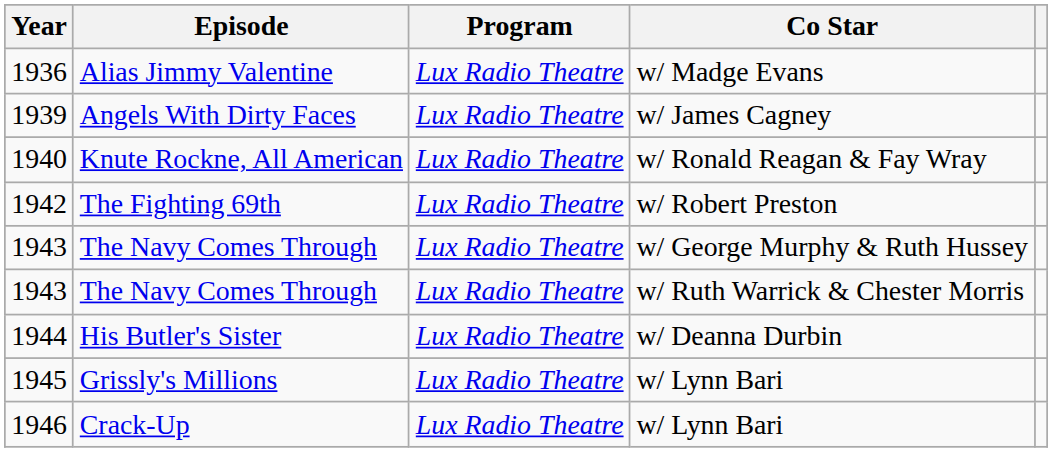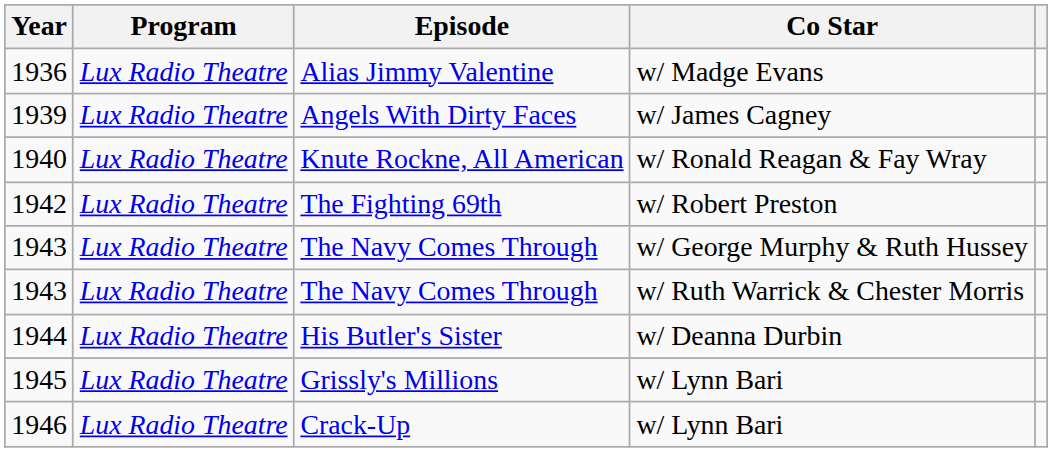columns swapped: (520, 26) <-> (241, 26)
